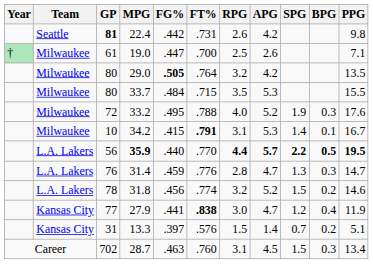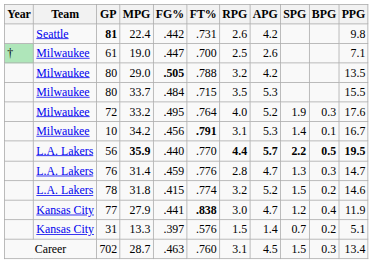(206, 73) .764 -> (206, 73) .788
(206, 112) .788 -> (206, 112) .764
(174, 131) .415 -> (174, 131) .456
(174, 190) .456 -> (174, 190) .415
